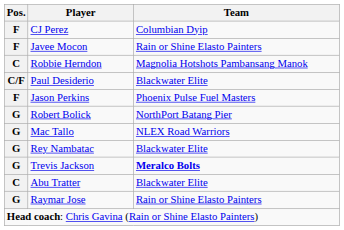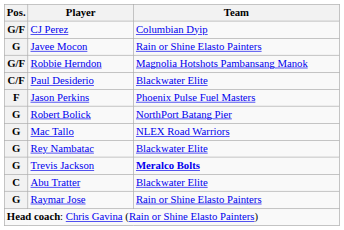(16, 30) F -> (16, 30) G/F
(16, 47) F -> (16, 47) G
(16, 64) C -> (16, 64) G/F
